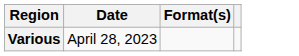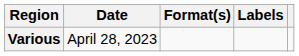+ column: (261, 16)
